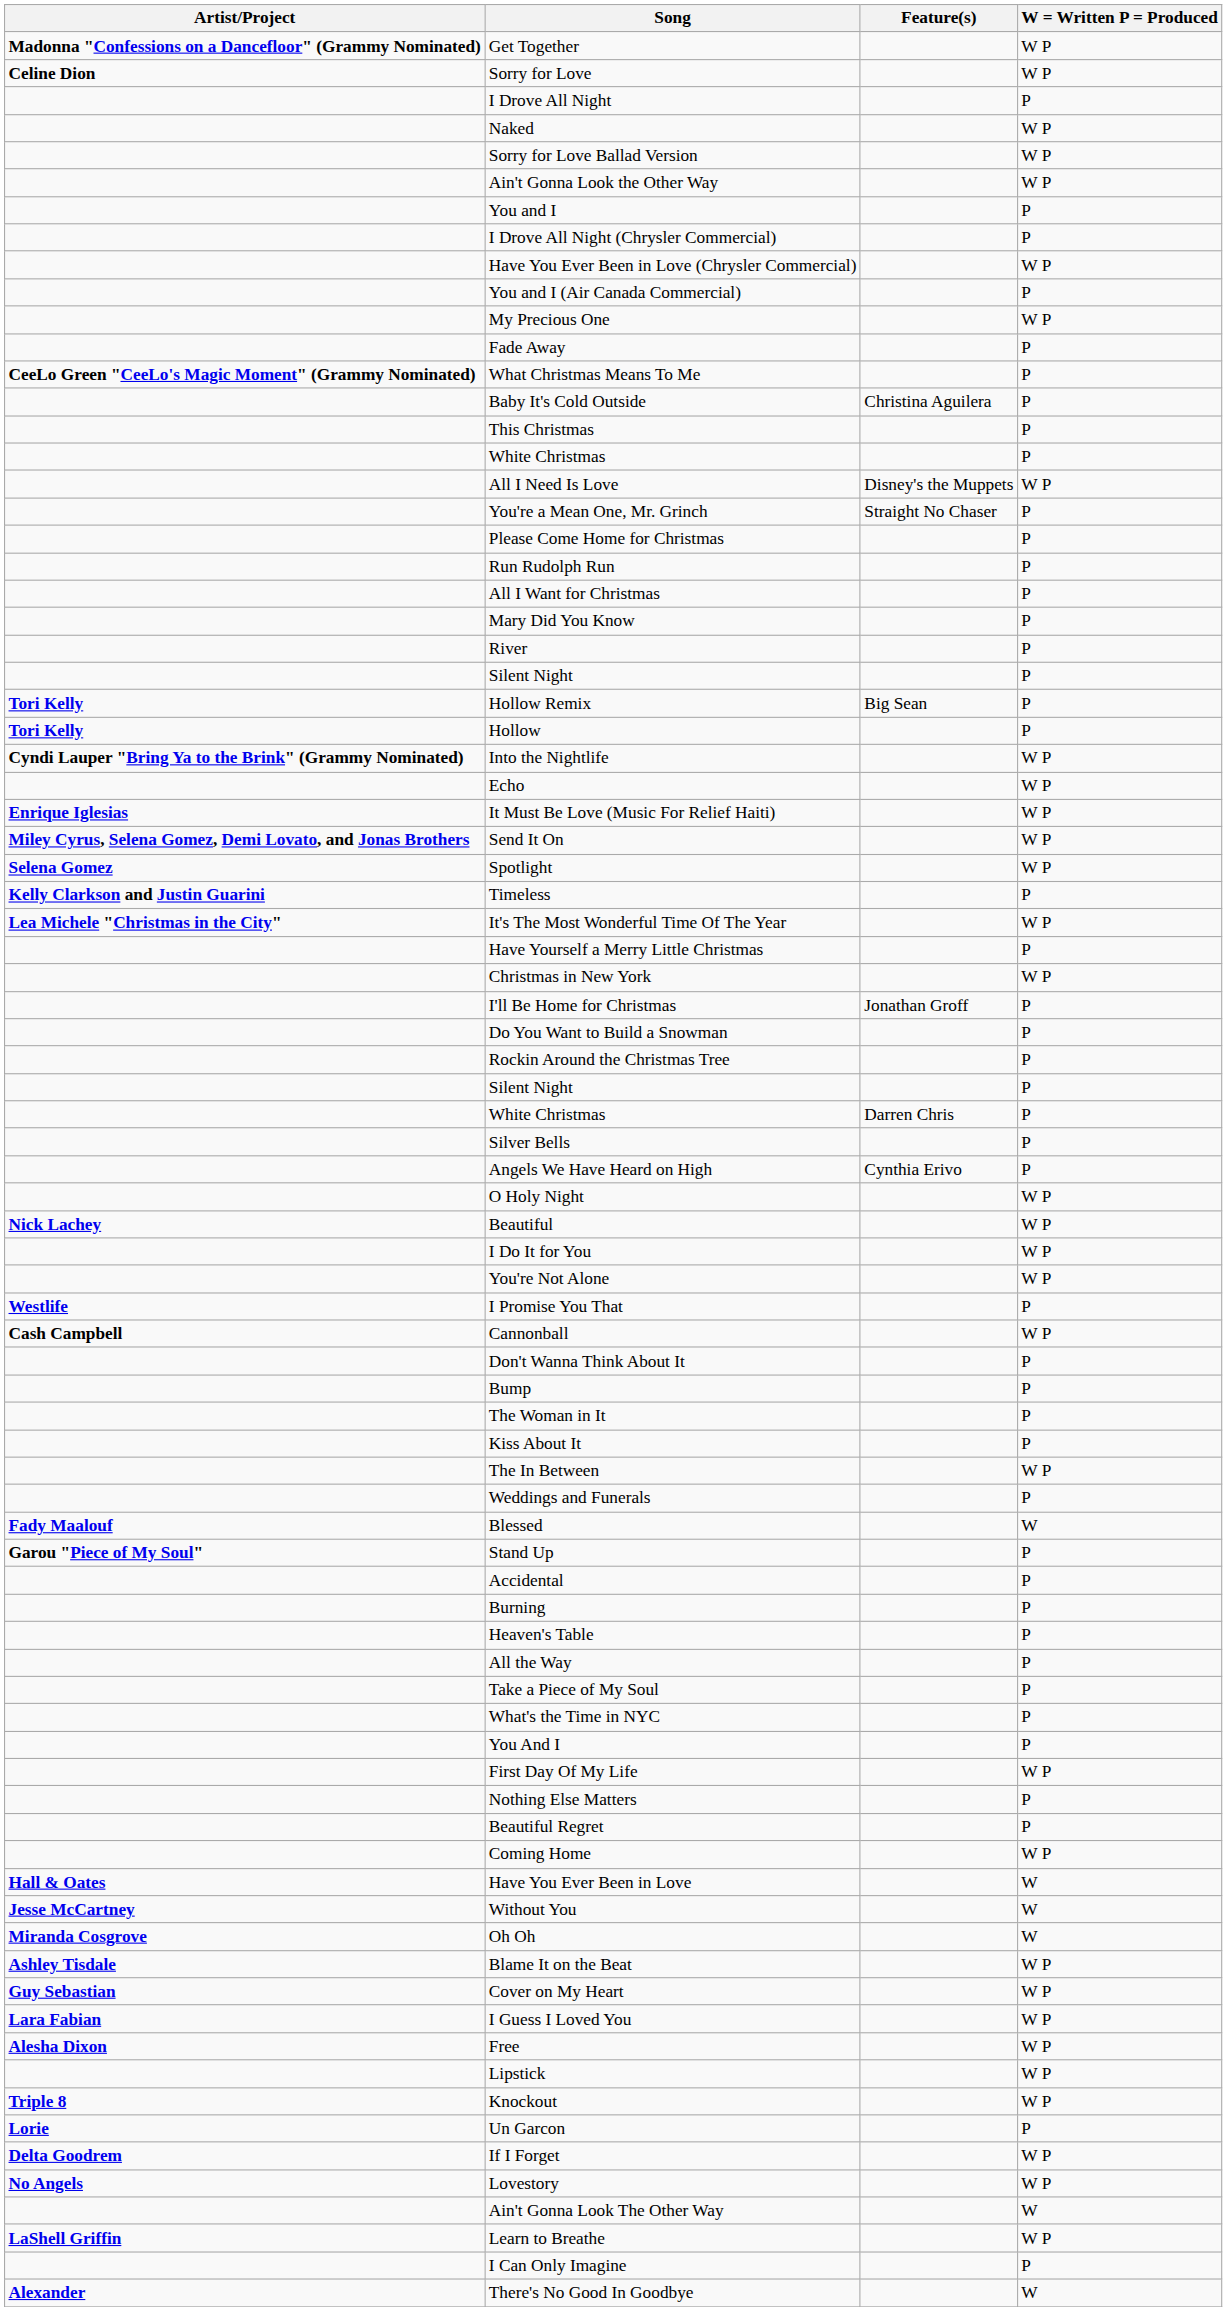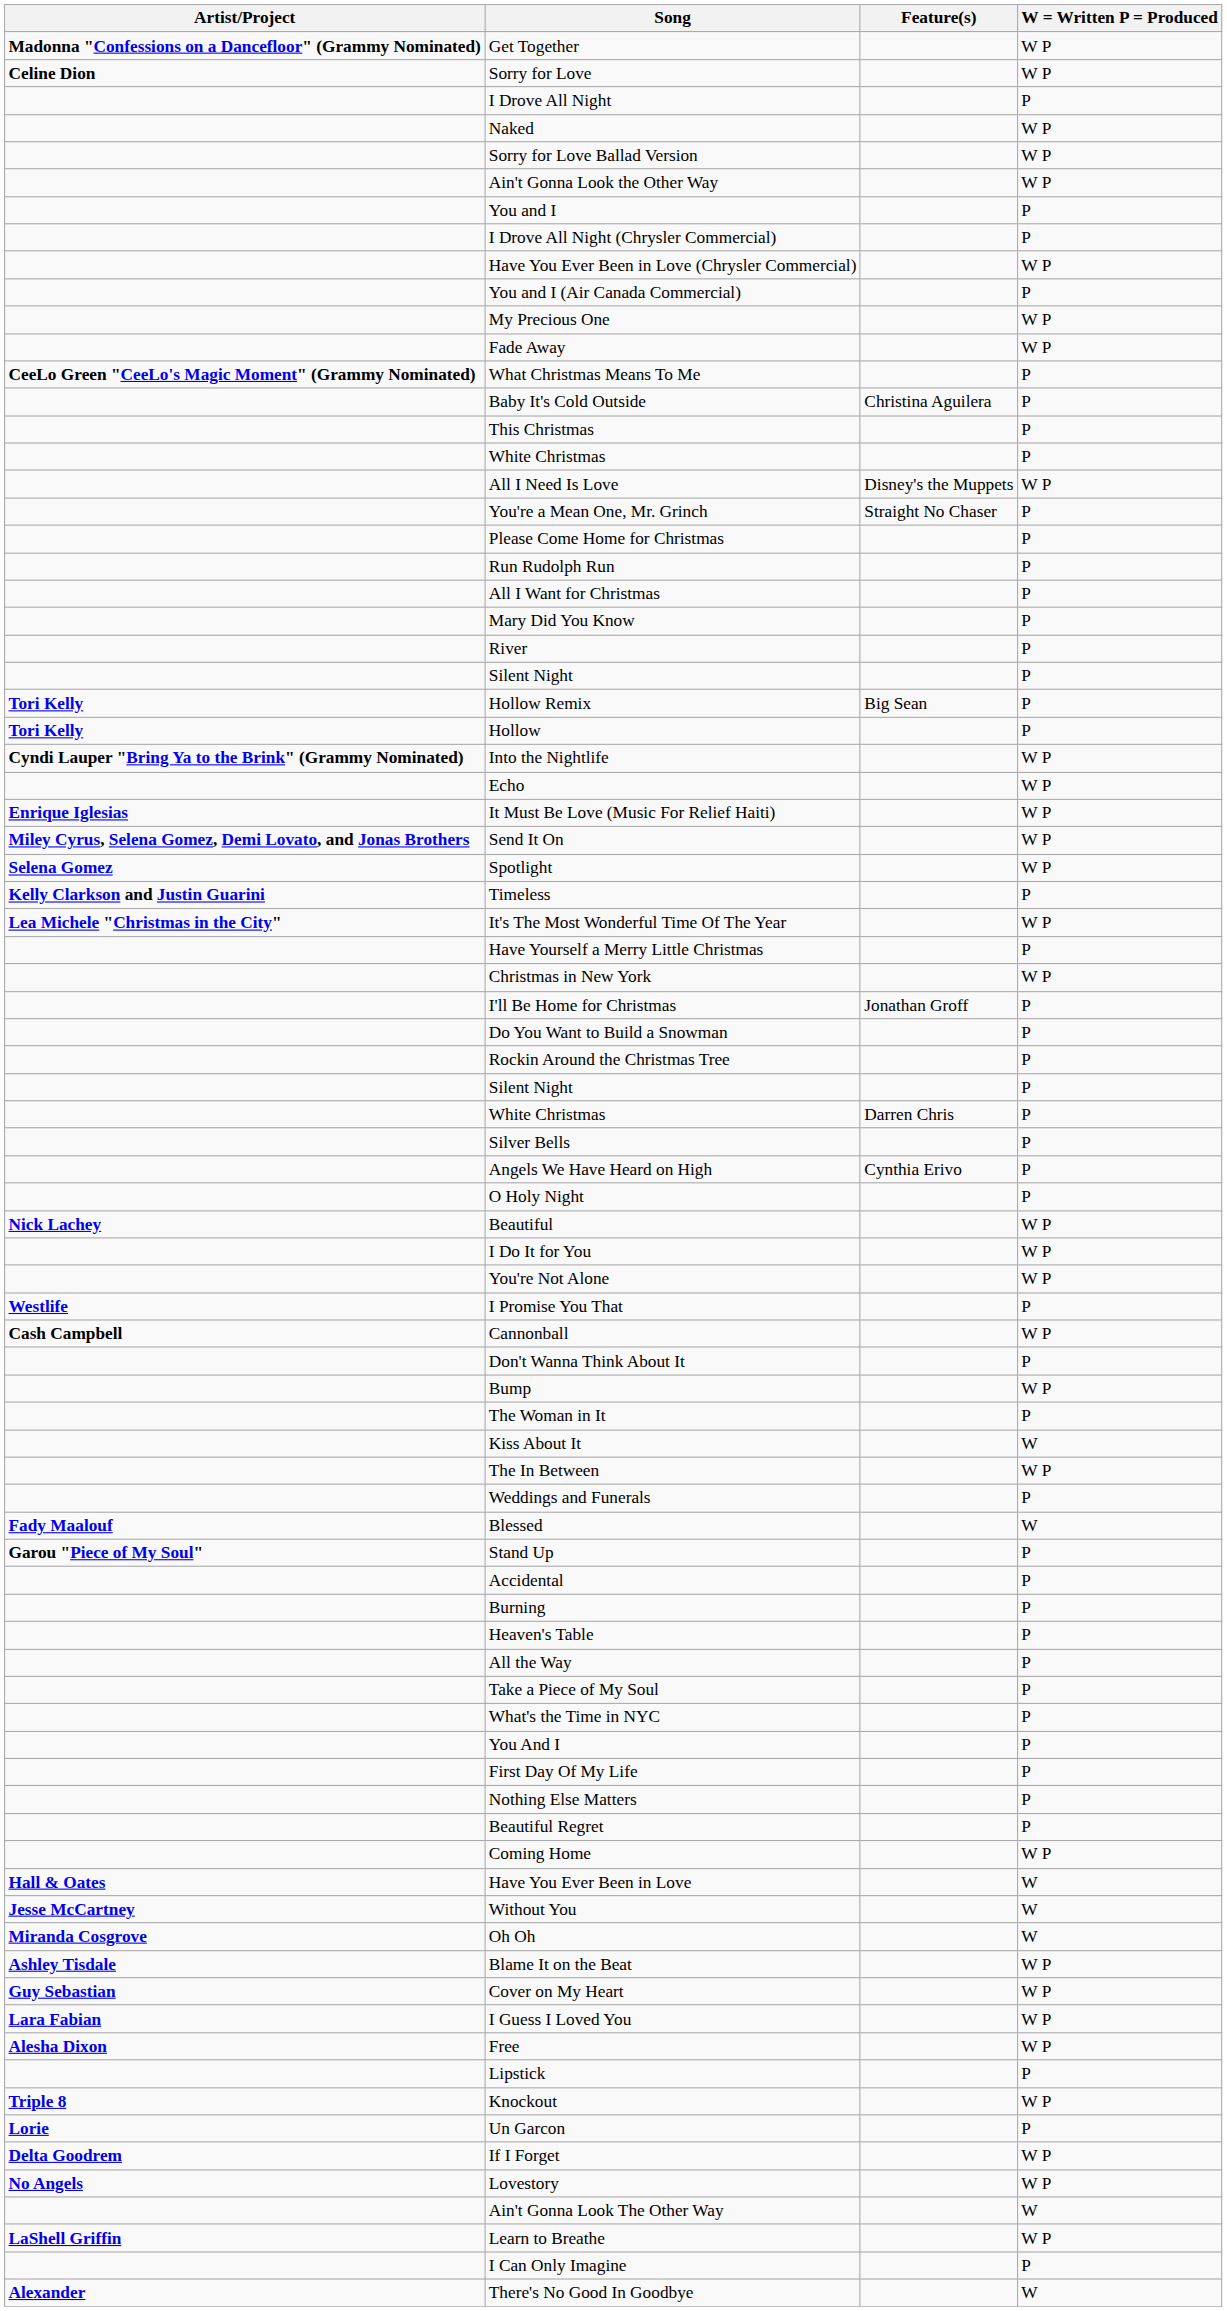(1026, 347) P -> (1036, 347) W P
(1036, 1196) W P -> (1026, 1196) P
(1026, 1388) P -> (1036, 1388) W P
(1026, 1443) P -> (1030, 1443) W
(1036, 1772) W P -> (1026, 1772) P
(1036, 2073) W P -> (1026, 2073) P
